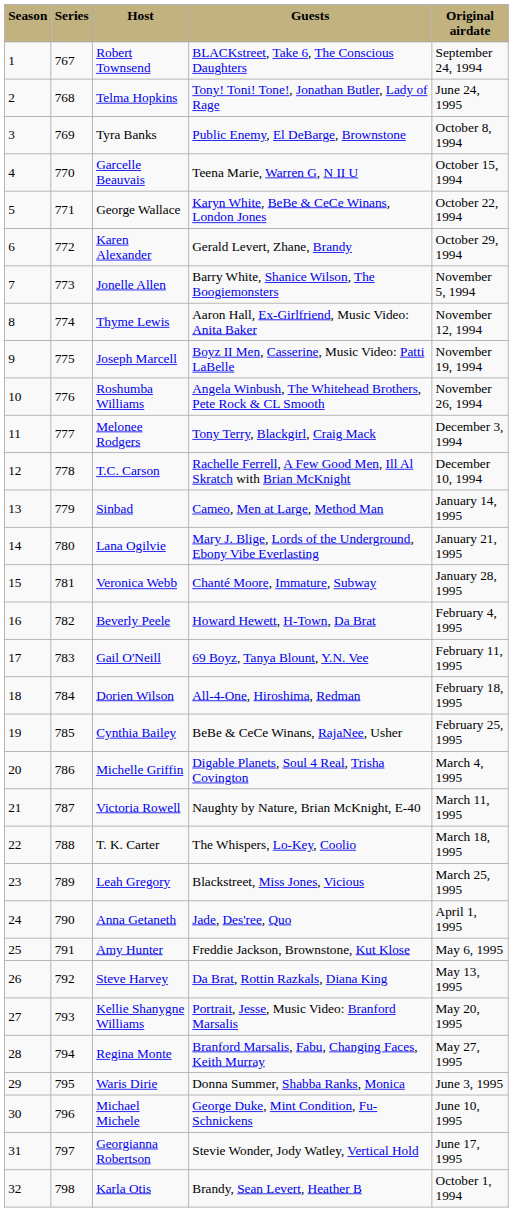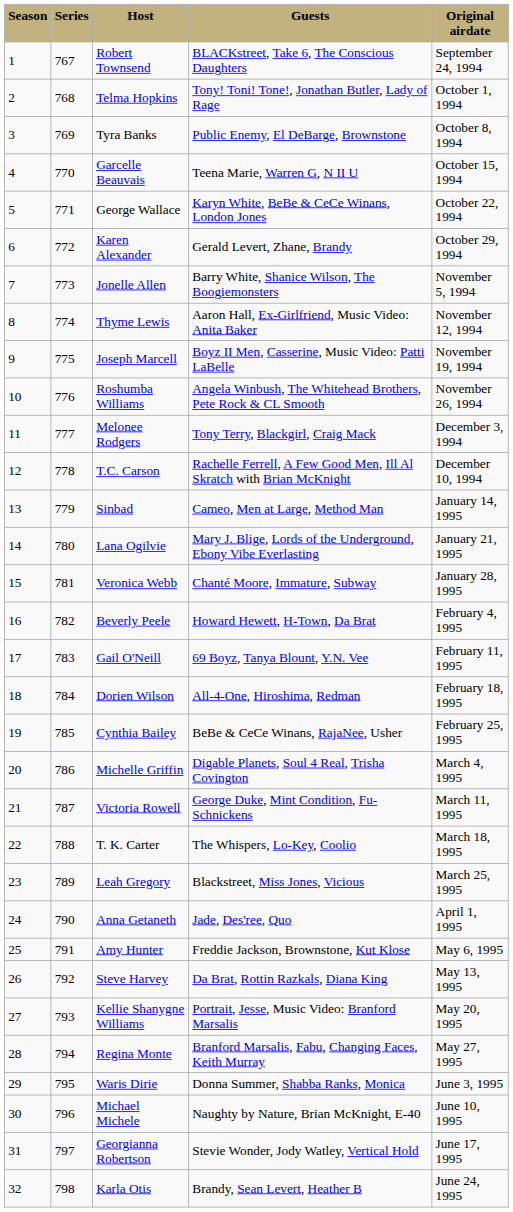(458, 97) June 24, 1995 -> (464, 97) October 1, 1994
(306, 807) Naughty by Nature, Brian McKnight, E-40 -> (285, 807) George Duke, Mint Condition, Fu-Schnickens
(285, 1113) George Duke, Mint Condition, Fu-Schnickens -> (306, 1113) Naughty by Nature, Brian McKnight, E-40
(464, 1188) October 1, 1994 -> (458, 1188) June 24, 1995
